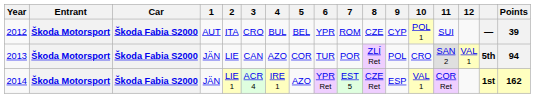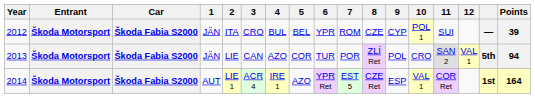(211, 32) AUT -> (211, 32) JÄN
(211, 81) JÄN -> (211, 81) AUT
(514, 81) 162 -> (514, 81) 164
